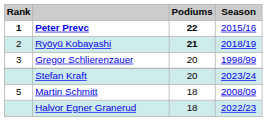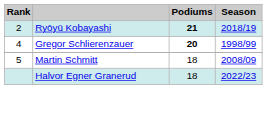- row: (62, 28)
(19, 60) 3 -> (19, 44) 4
(192, 60) normal -> (192, 44) bold
- row: (61, 76)
